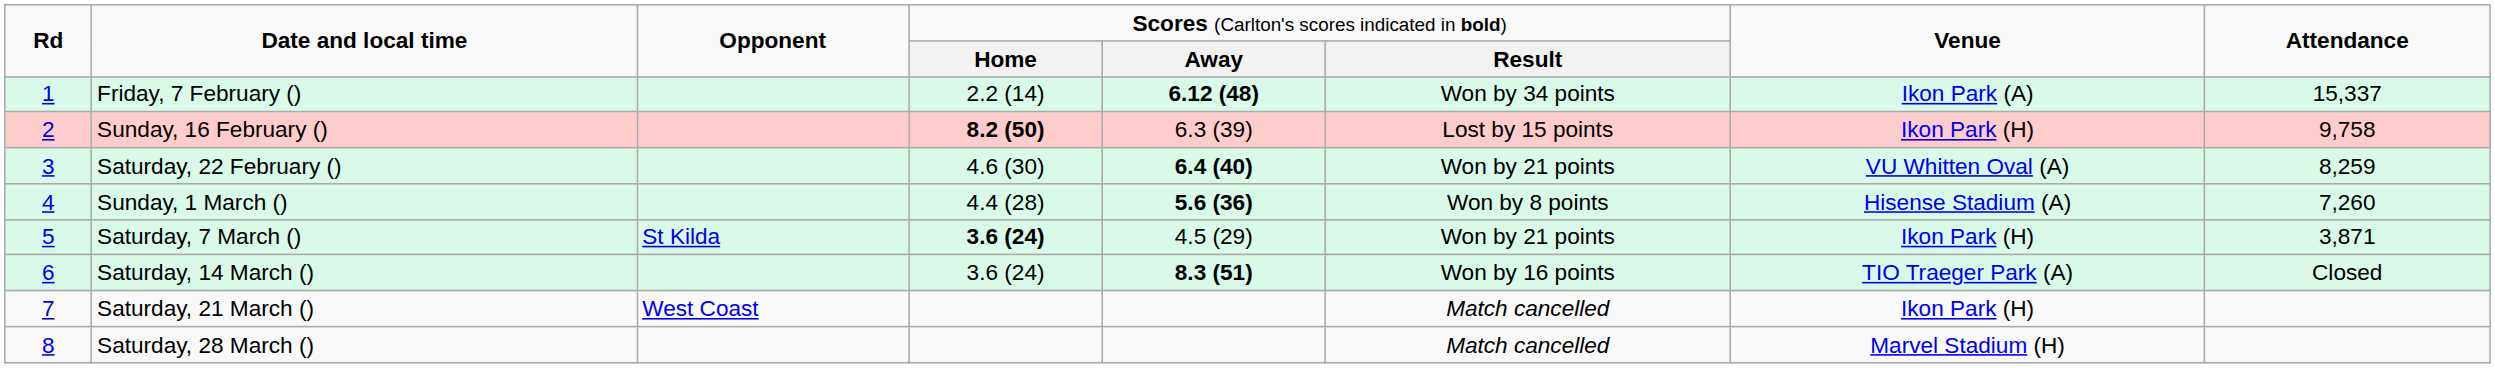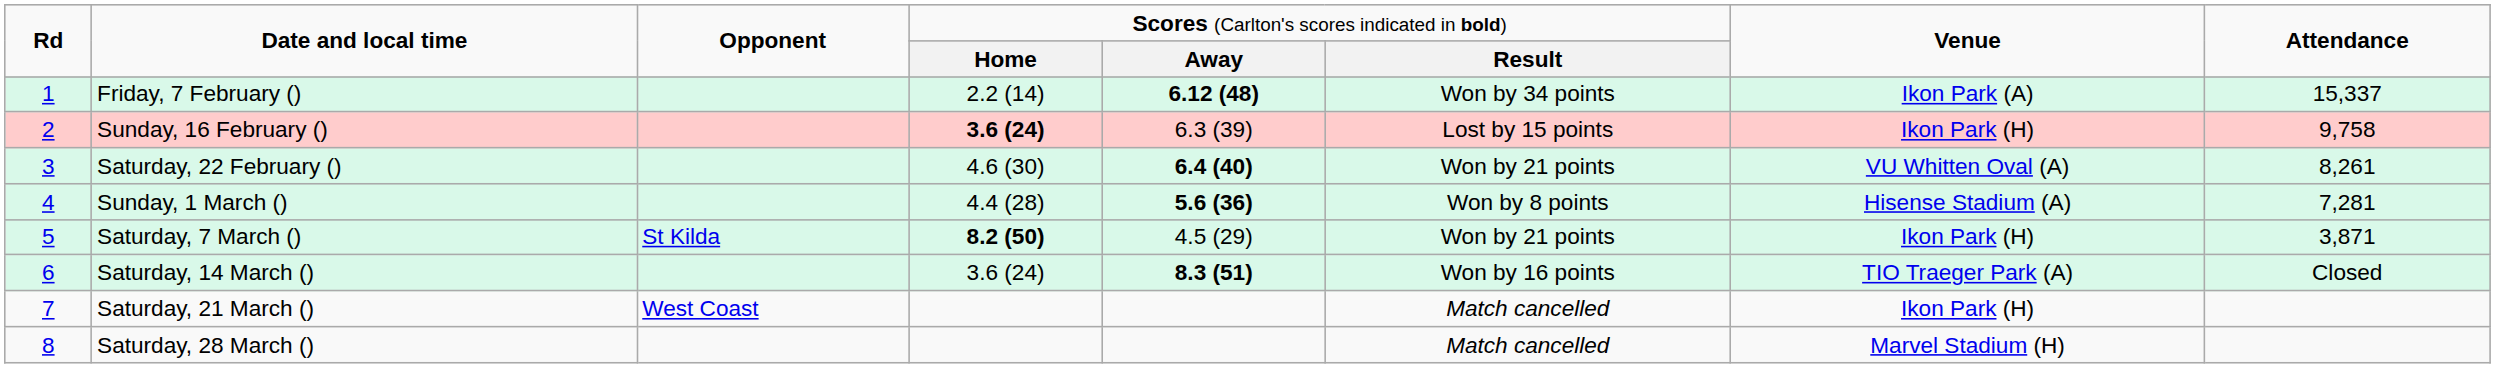(1006, 130) 8.2 (50) -> (1006, 130) 3.6 (24)
(2347, 166) 8,259 -> (2347, 166) 8,261
(2347, 202) 7,260 -> (2347, 202) 7,281
(1006, 237) 3.6 (24) -> (1006, 237) 8.2 (50)
